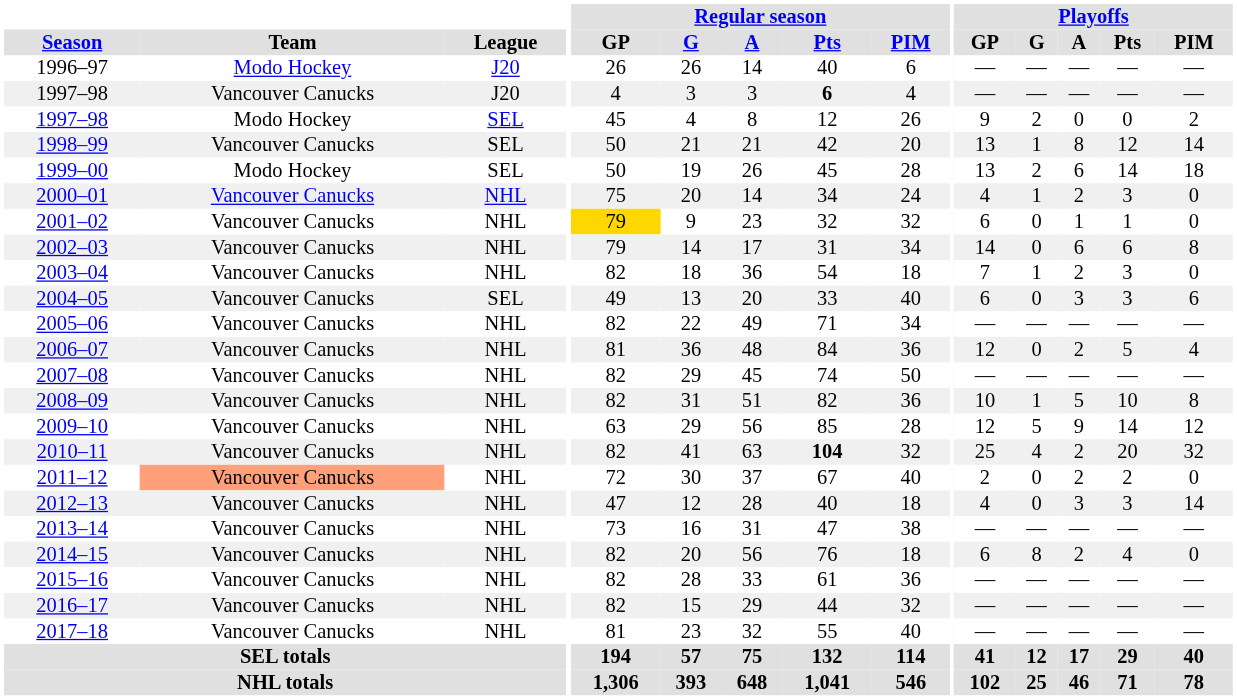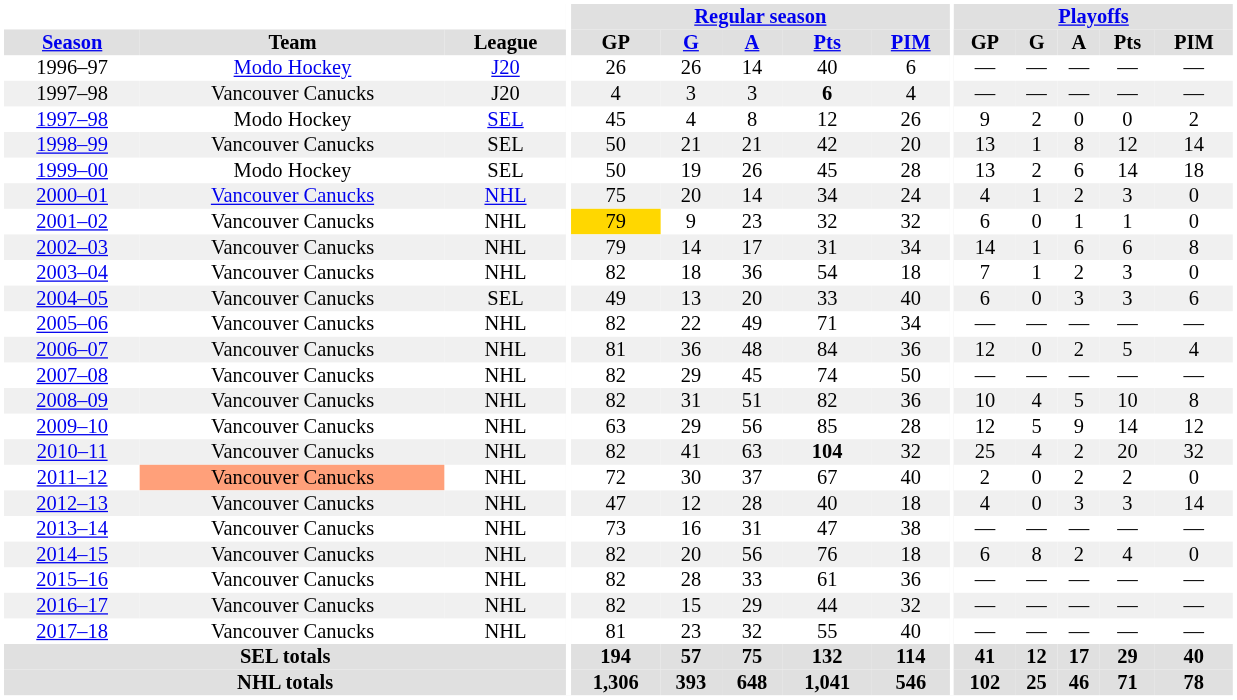(1037, 247) 0 -> (1037, 247) 1
(1037, 400) 1 -> (1037, 400) 4
